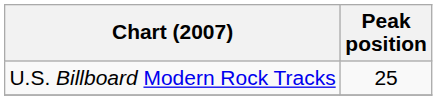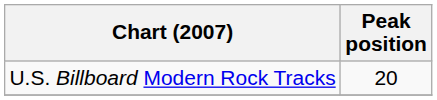(386, 77) 25 -> (386, 77) 20
